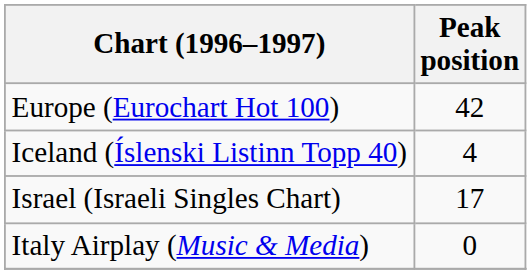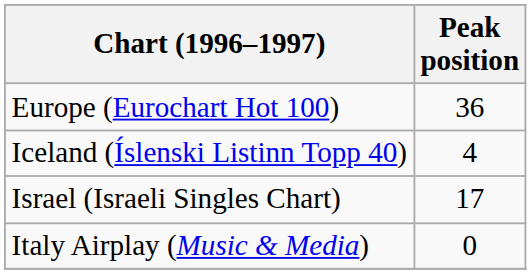(470, 106) 42 -> (470, 106) 36
